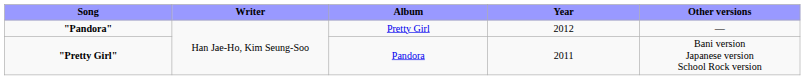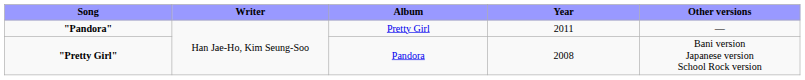(564, 28) 2012 -> (564, 28) 2011
(564, 55) 2011 -> (564, 55) 2008
